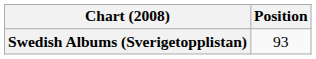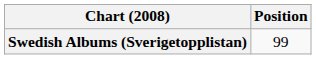(281, 41) 93 -> (281, 41) 99
